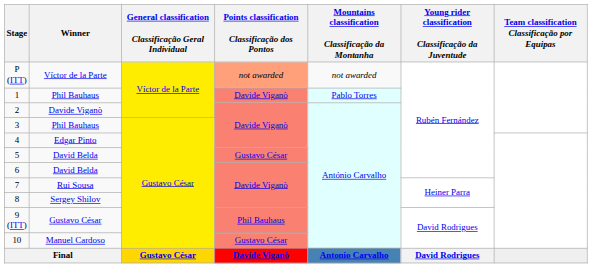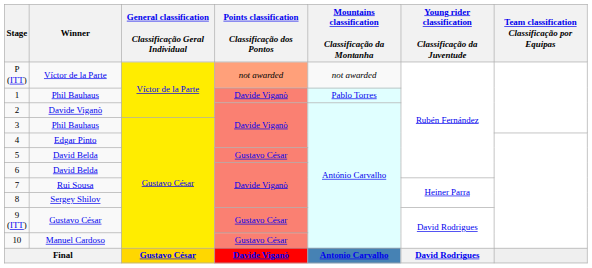(261, 220) Phil Bauhaus -> (261, 220) Gustavo César
